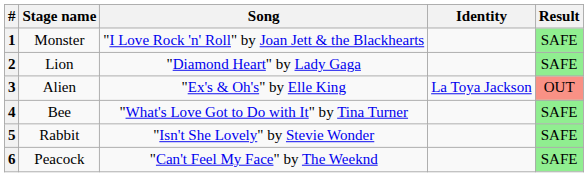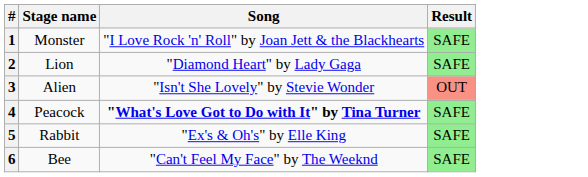- column: (481, 16)
(264, 87) "Ex's & Oh's" by Elle King -> (264, 87) "Isn't She Lovely" by Stevie Wonder
(59, 111) Bee -> (59, 111) Peacock
(264, 111) normal -> (264, 111) bold
(264, 135) "Isn't She Lovely" by Stevie Wonder -> (264, 135) "Ex's & Oh's" by Elle King
(59, 159) Peacock -> (59, 159) Bee
